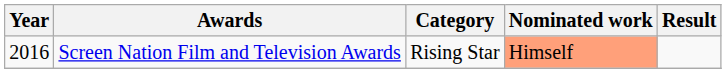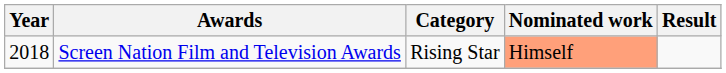(29, 52) 2016 -> (29, 52) 2018
